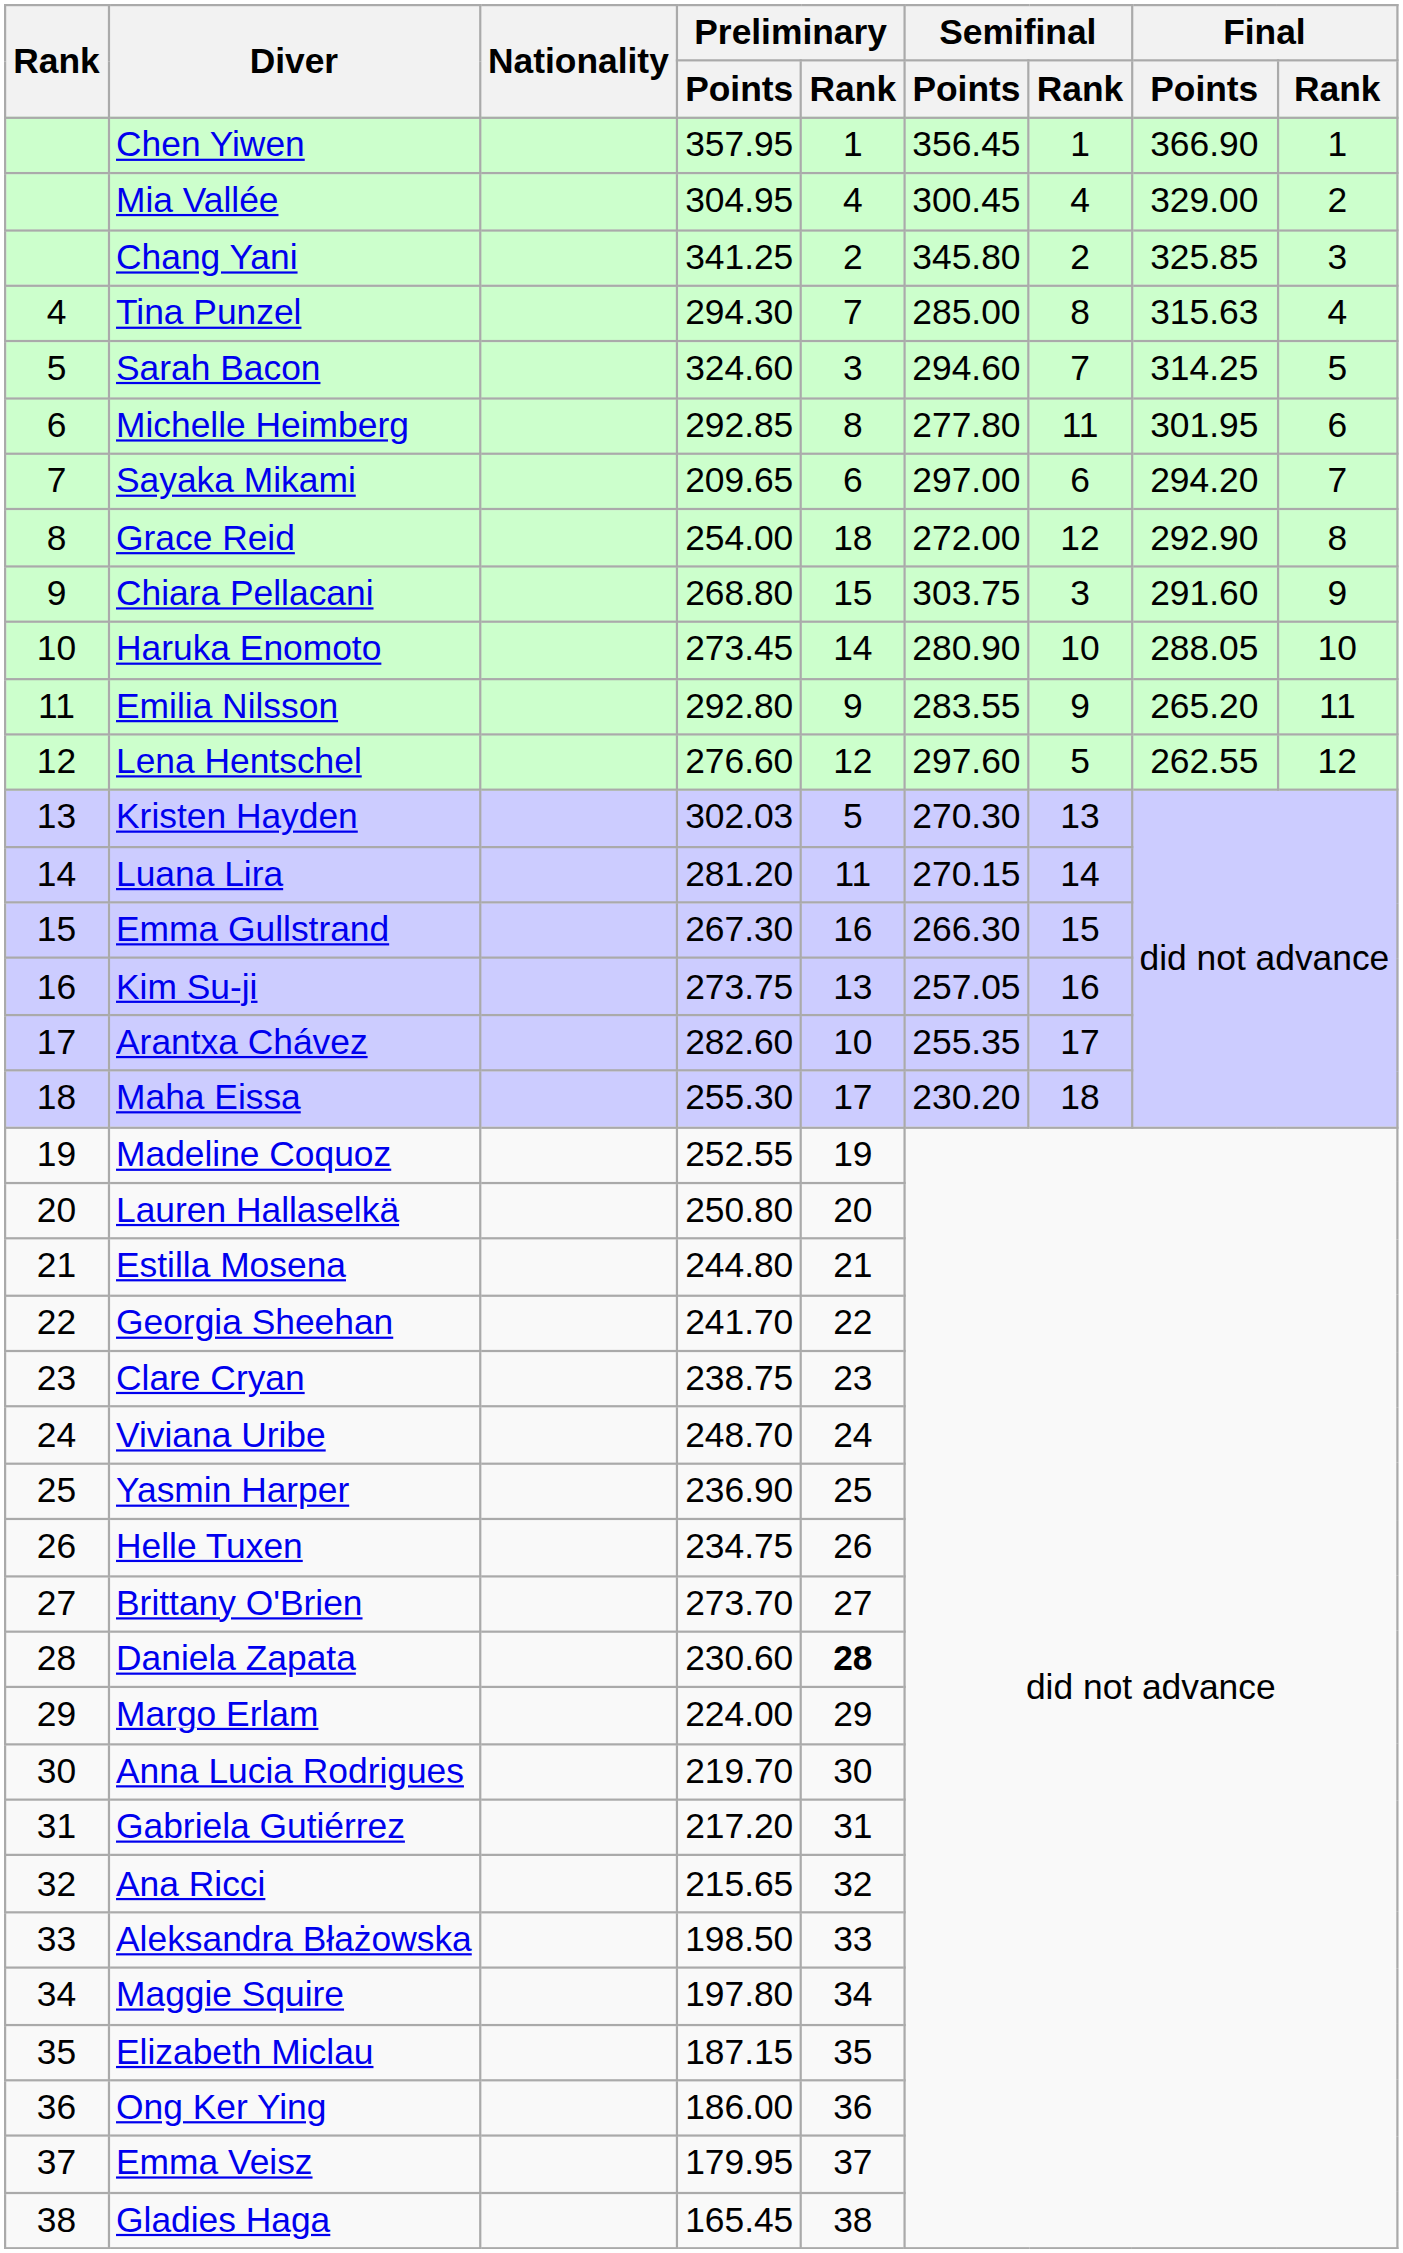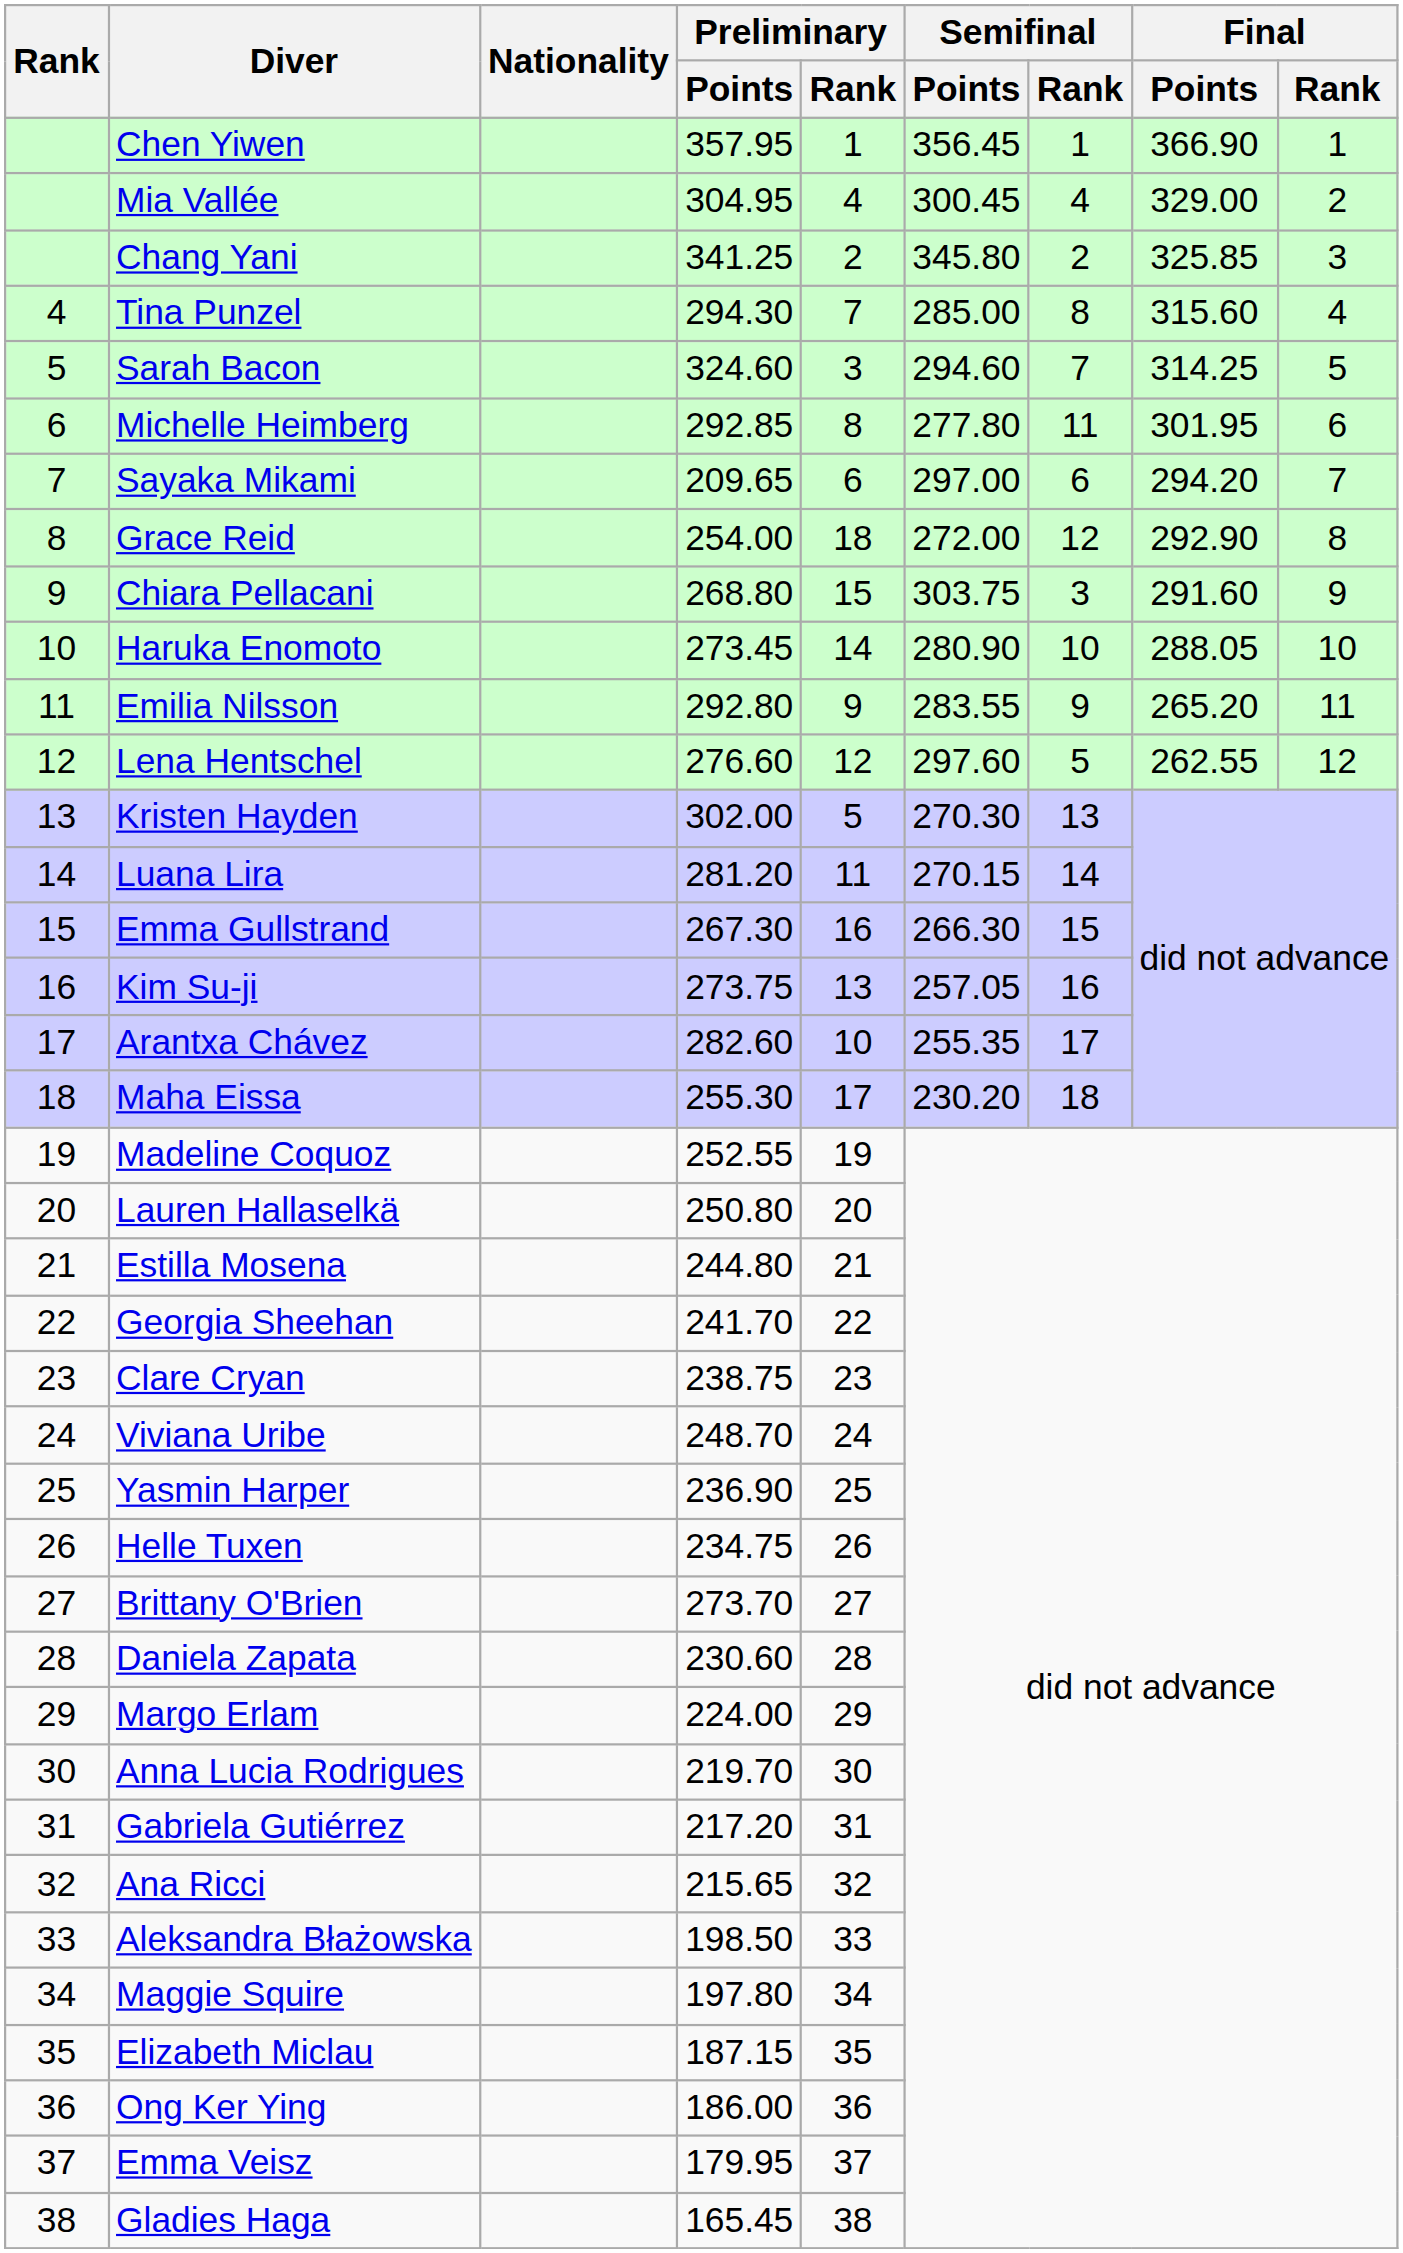(1204, 312) 315.63 -> (1204, 312) 315.60
(739, 817) 302.03 -> (739, 817) 302.00
(853, 1658) bold -> (853, 1658) normal
